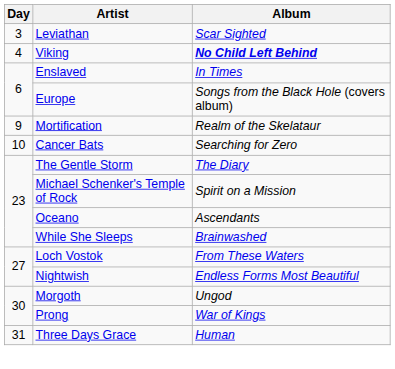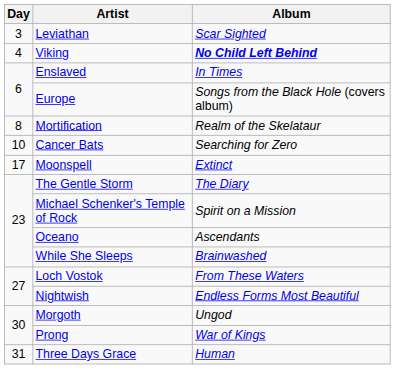(19, 125) 9 -> (19, 125) 8
+ row: (64, 164)
